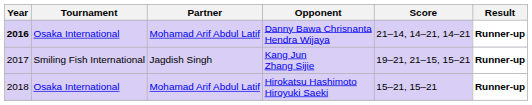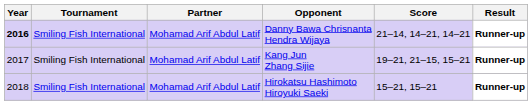(76, 34) Osaka International -> (89, 34) Smiling Fish International
(181, 61) Jagdish Singh -> (205, 61) Mohamad Arif Abdul Latif
(76, 87) Osaka International -> (89, 87) Smiling Fish International
